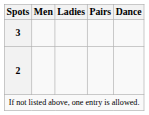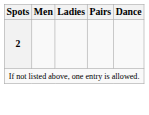- row: (18, 33)
